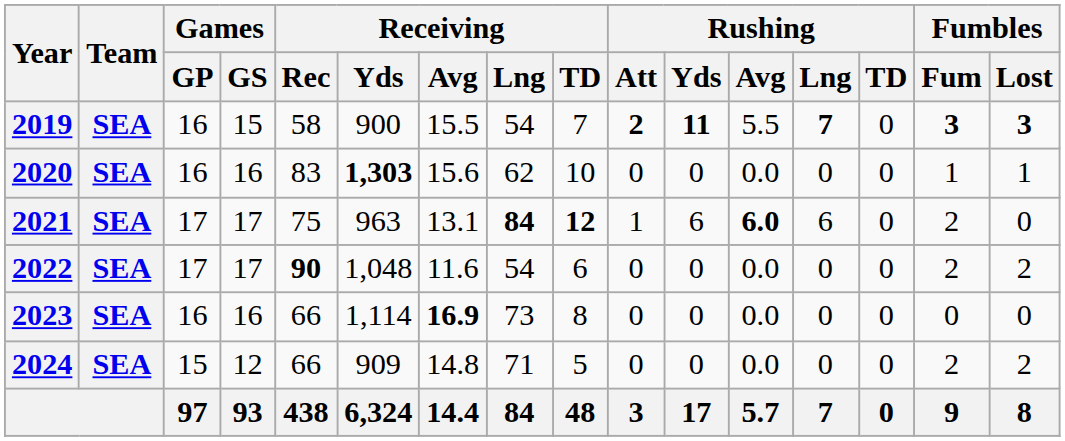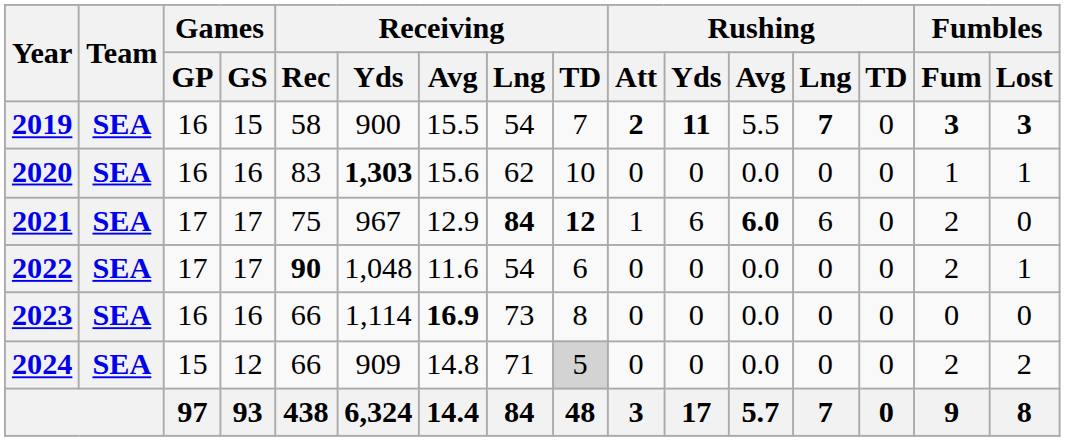(378, 220) 963 -> (378, 220) 967
(453, 220) 13.1 -> (453, 220) 12.9
(1024, 268) 2 -> (1024, 268) 1
(580, 364) no background -> (580, 364) lightgrey background
